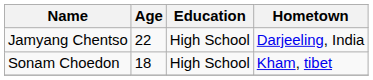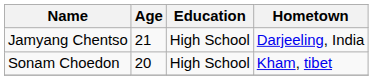(143, 39) 22 -> (143, 39) 21
(143, 63) 18 -> (143, 63) 20
